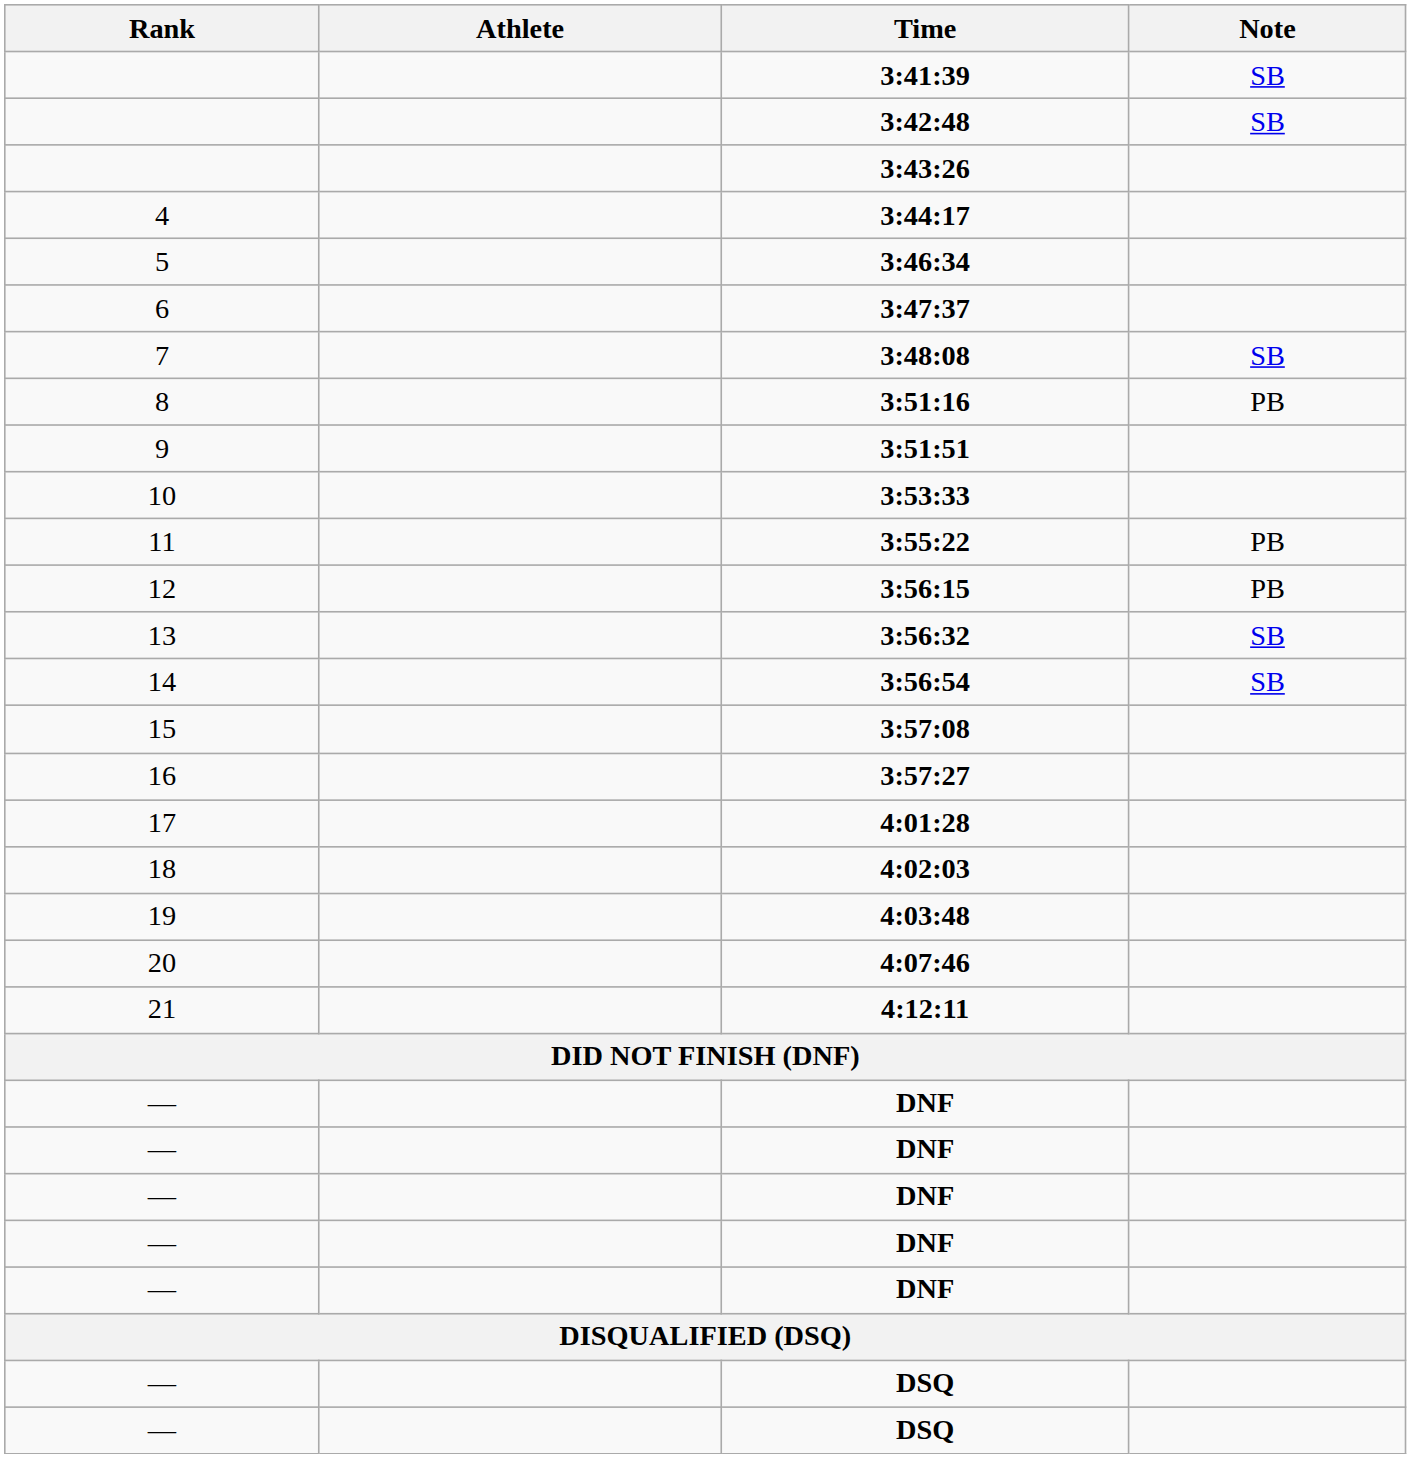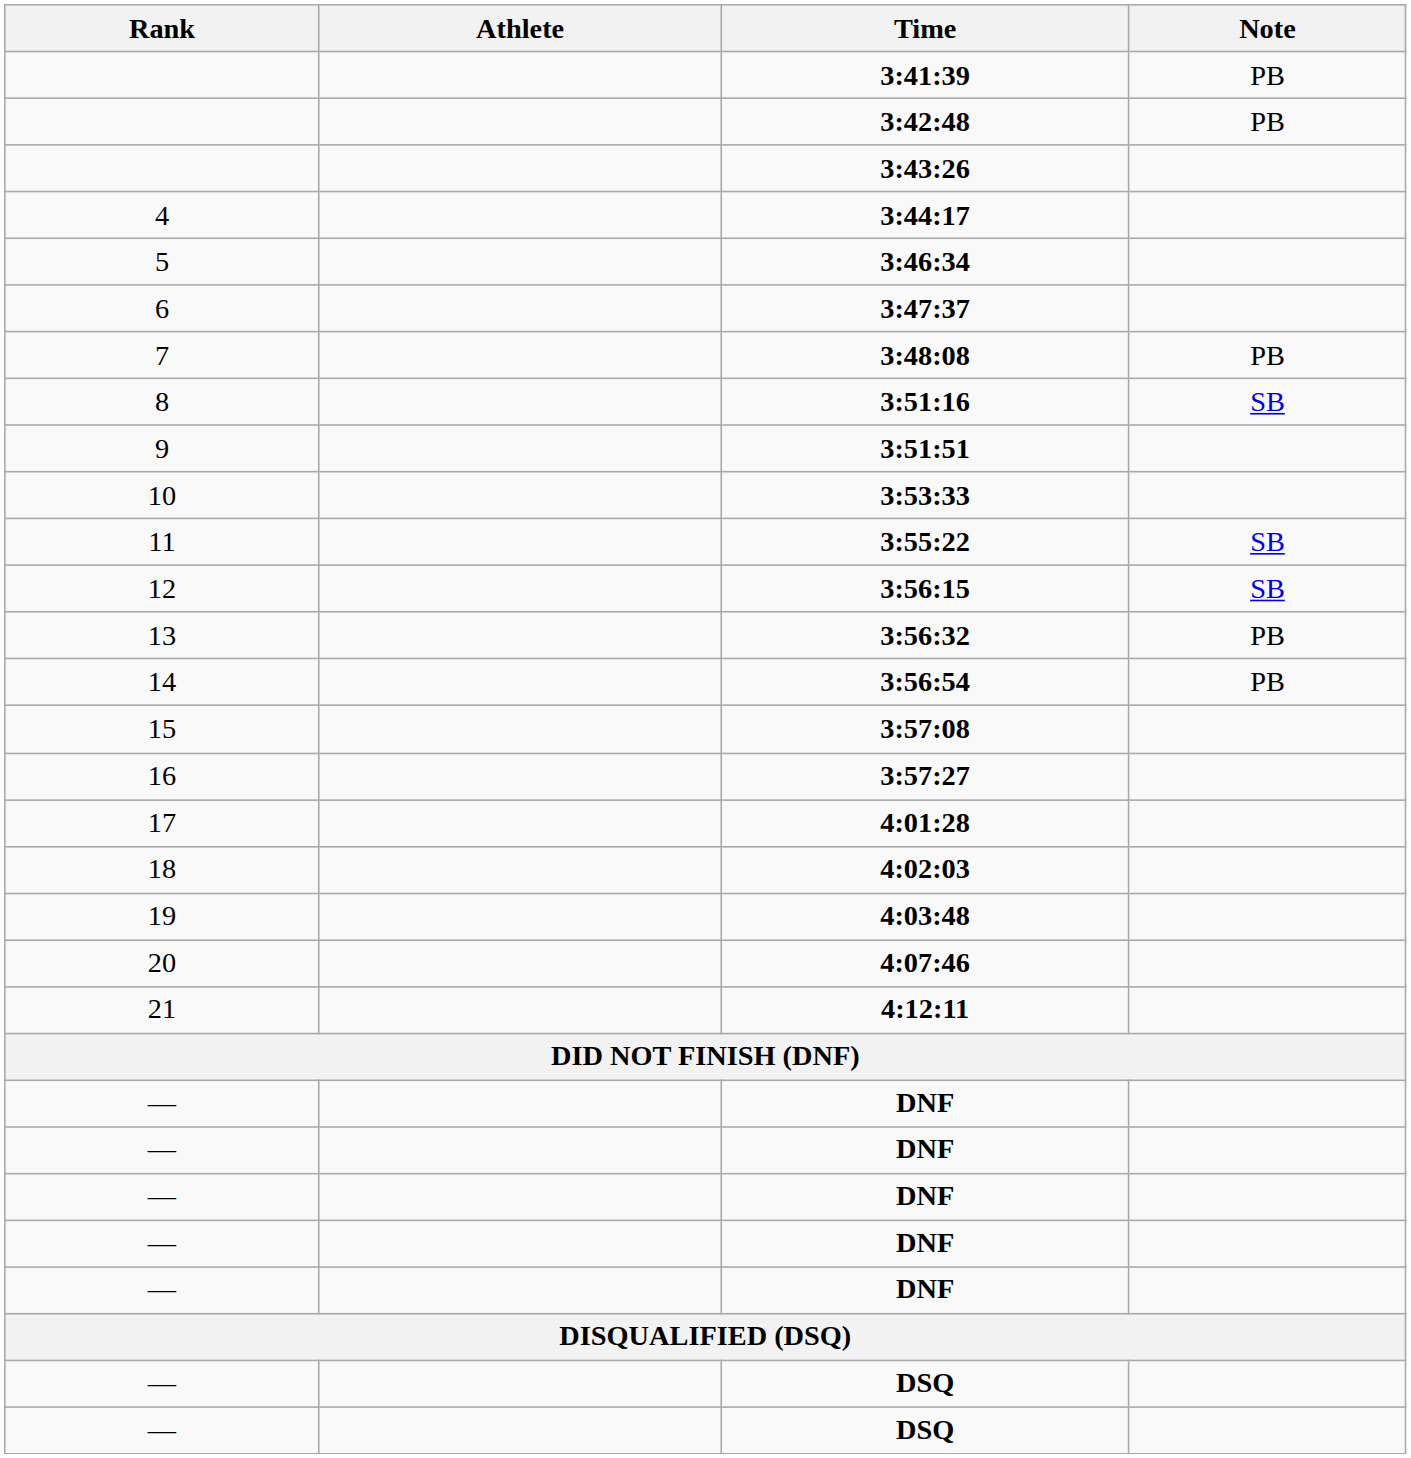(1267, 74) SB -> (1267, 74) PB
(1267, 120) SB -> (1267, 120) PB
(1267, 354) SB -> (1267, 354) PB
(1267, 401) PB -> (1267, 401) SB
(1267, 541) PB -> (1267, 541) SB
(1267, 588) PB -> (1267, 588) SB
(1267, 635) SB -> (1267, 635) PB
(1267, 681) SB -> (1267, 681) PB
